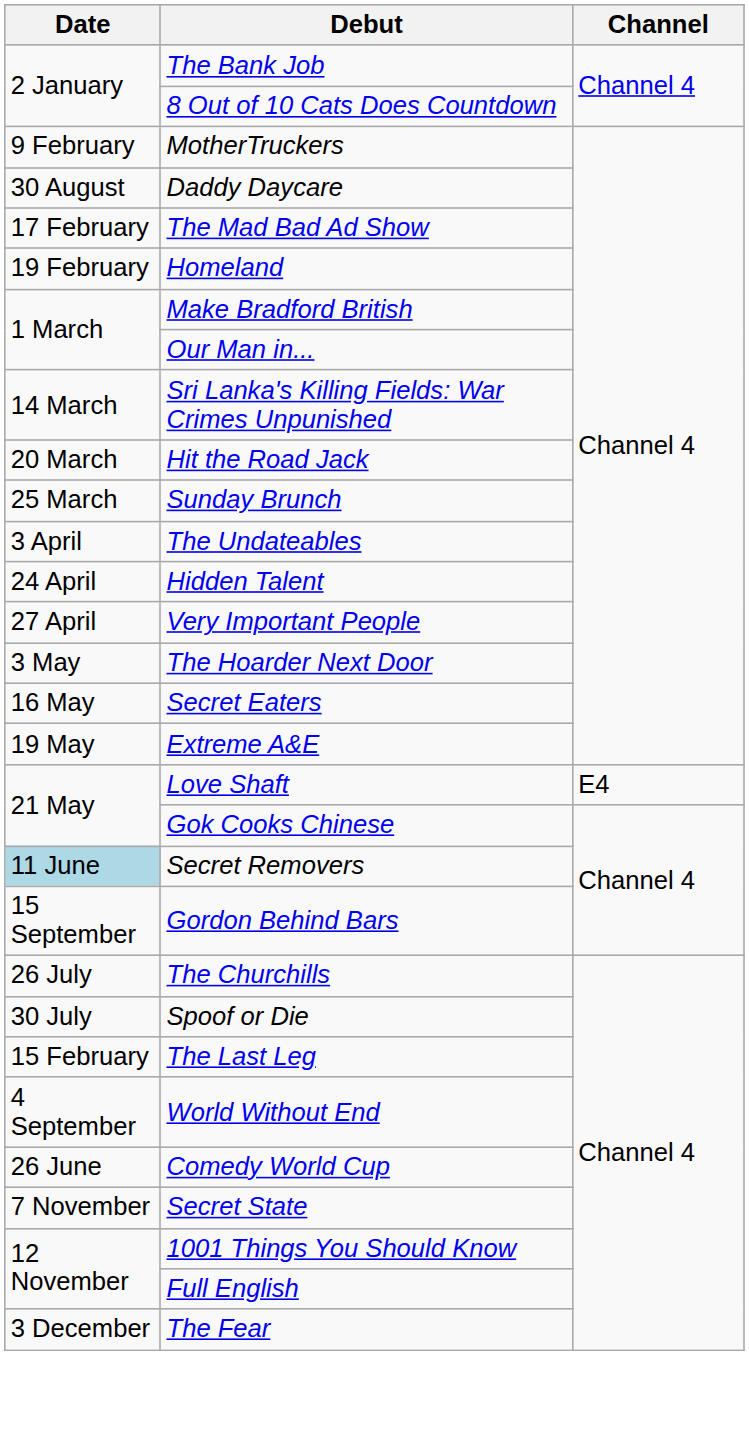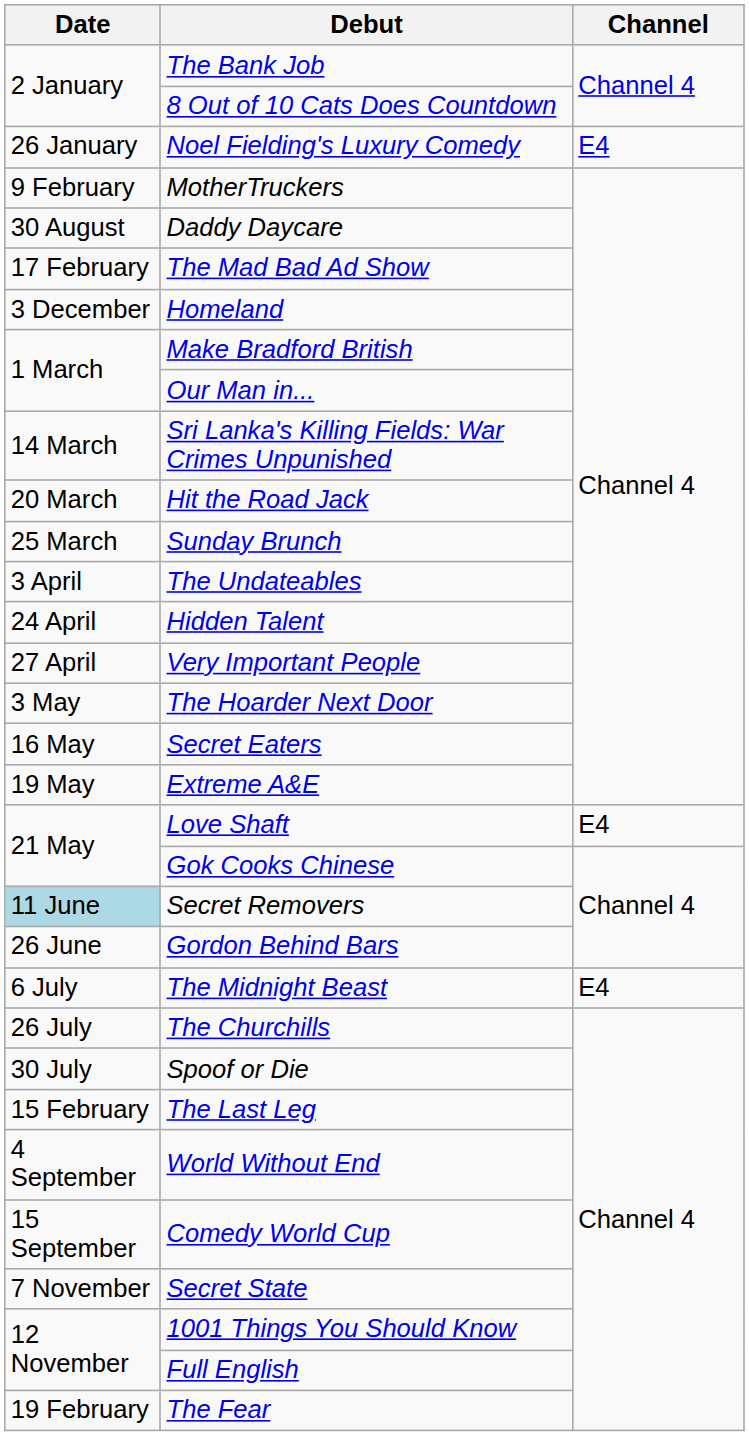+ row: (343, 146)
(80, 268) 19 February -> (80, 308) 3 December
(73, 920) 15 September -> (56, 946) 26 June
+ row: (277, 987)
(56, 1166) 26 June -> (73, 1233) 15 September
(80, 1329) 3 December -> (80, 1410) 19 February
